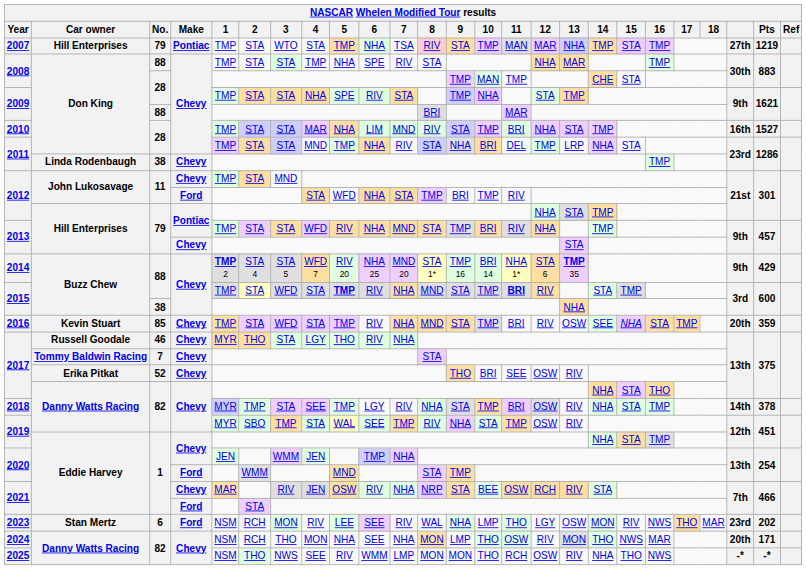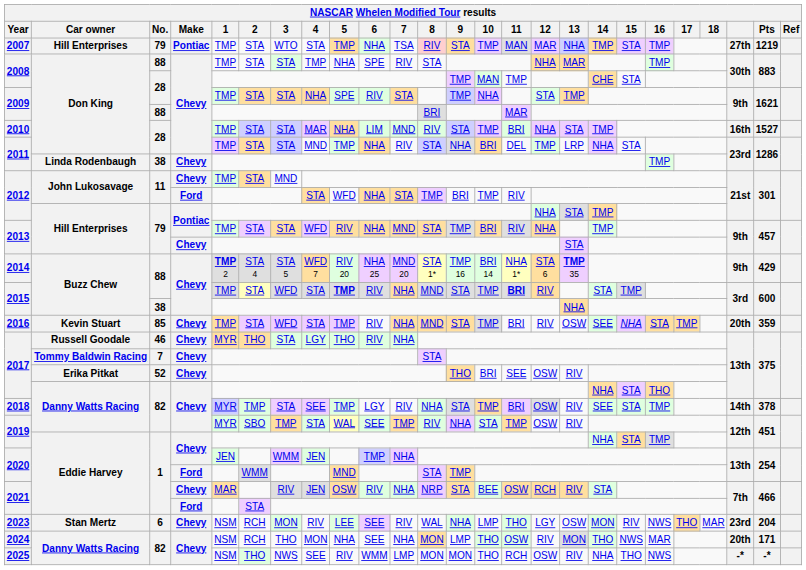(603, 407) NHA -> (603, 407) SEE
(191, 523) Ford -> (191, 523) Chevy
(767, 523) 202 -> (767, 523) 204
